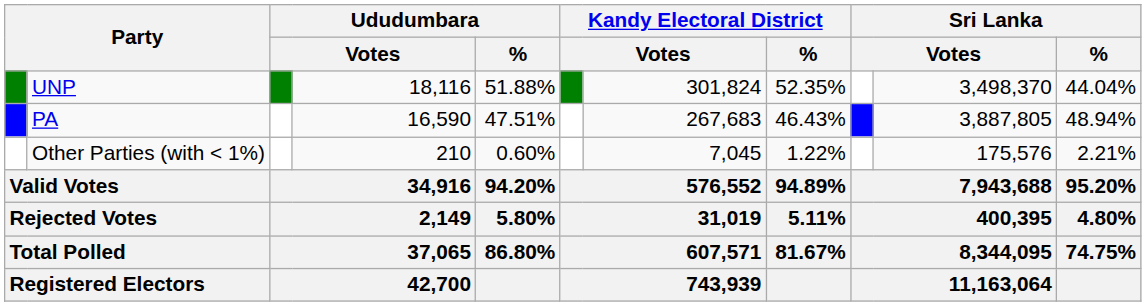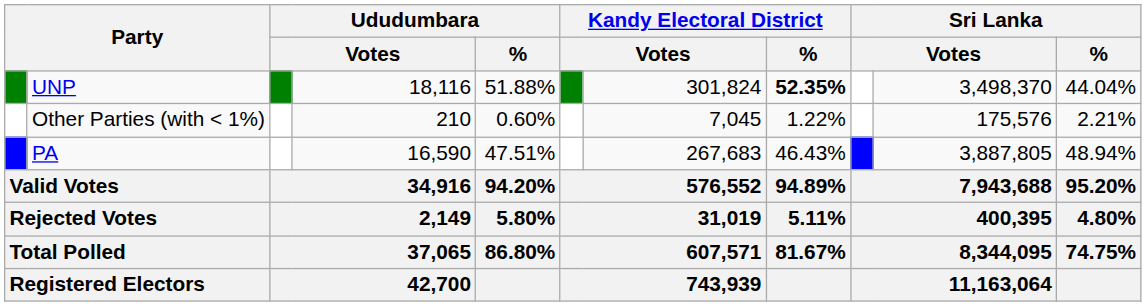(810, 86) normal -> (810, 86) bold
rows swapped: (45, 119) <-> (148, 152)
